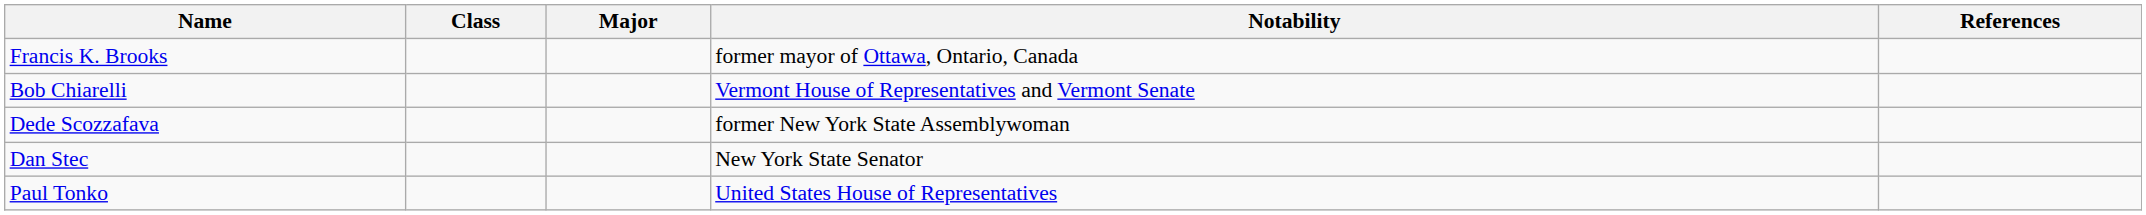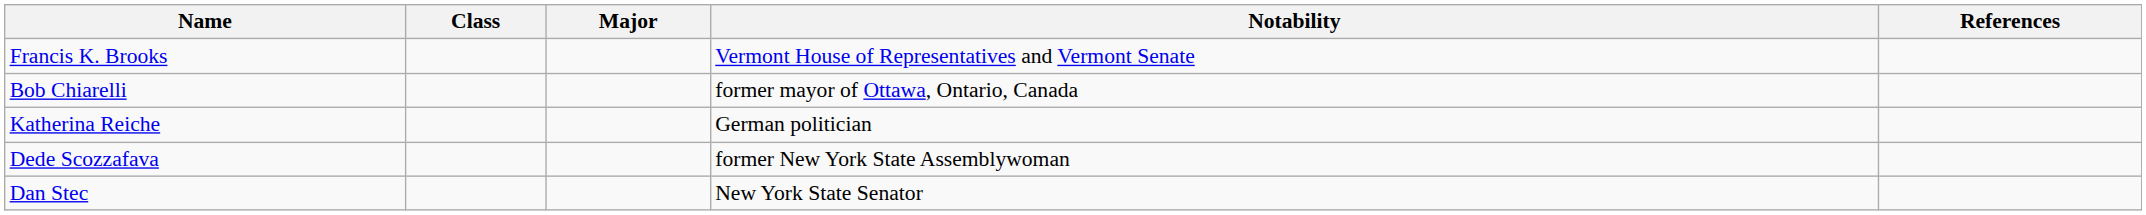(897, 55) former mayor of Ottawa, Ontario, Canada -> (955, 55) Vermont House of Representatives and Vermont Senate
(955, 90) Vermont House of Representatives and Vermont Senate -> (897, 90) former mayor of Ottawa, Ontario, Canada
+ row: (85, 124)
- row: (59, 192)
